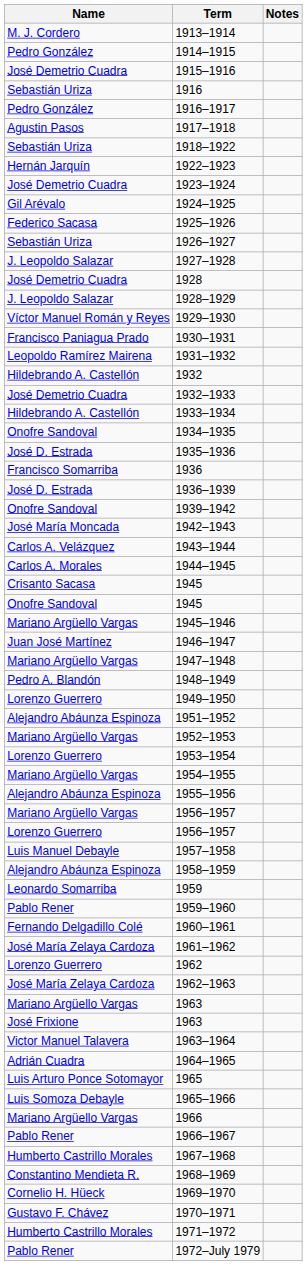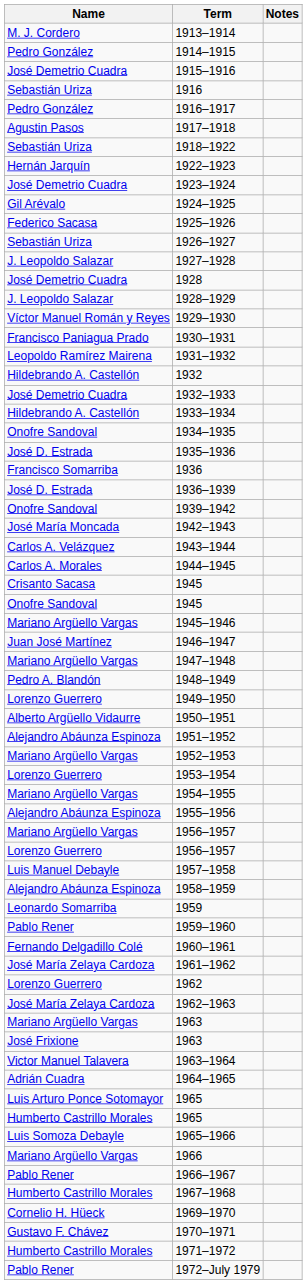+ row: (74, 718)
+ row: (80, 1117)
- row: (73, 1174)
